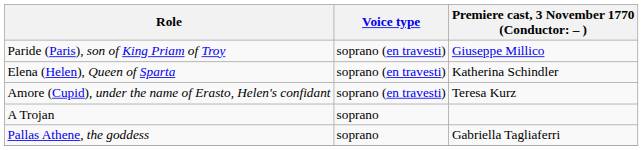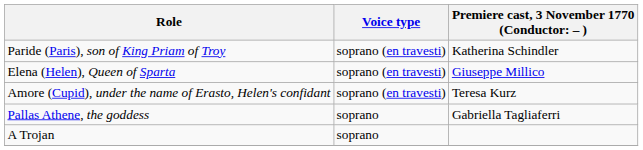(498, 51) Giuseppe Millico -> (505, 51) Katherina Schindler
(505, 72) Katherina Schindler -> (498, 72) Giuseppe Millico
rows swapped: (78, 135) <-> (31, 114)
